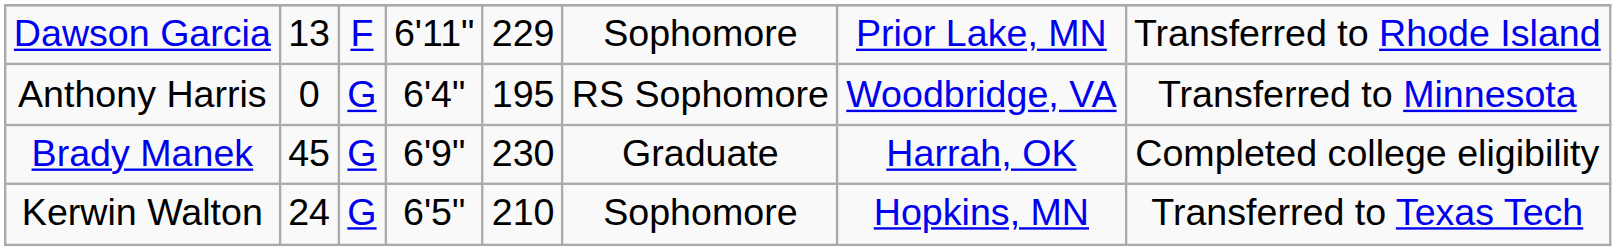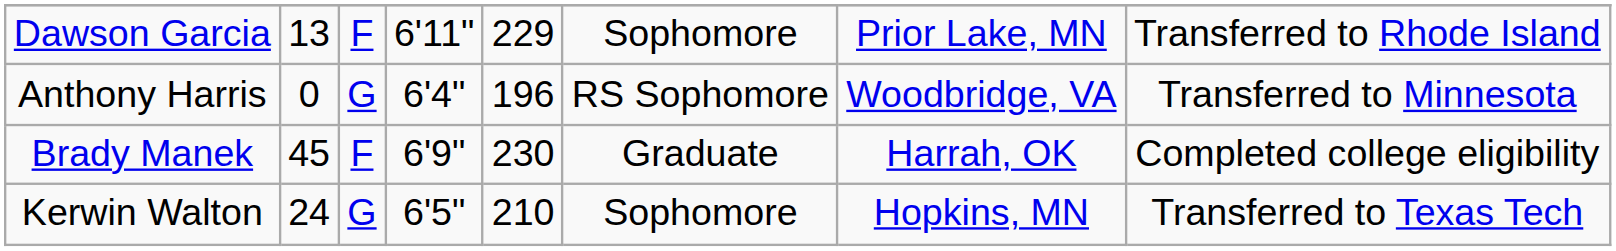(523, 93) 195 -> (523, 93) 196
(362, 153) G -> (362, 153) F
